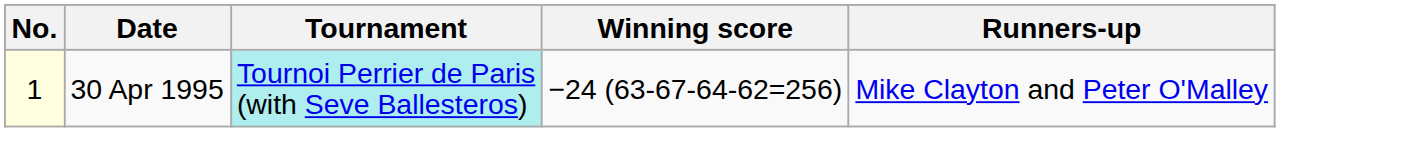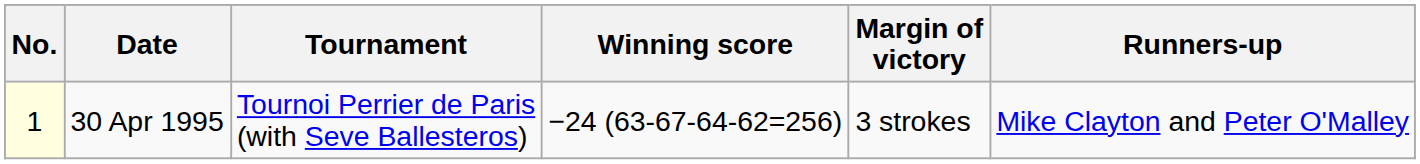+ column: (919, 44)
(386, 89) paleturquoise background -> (386, 120) no background
